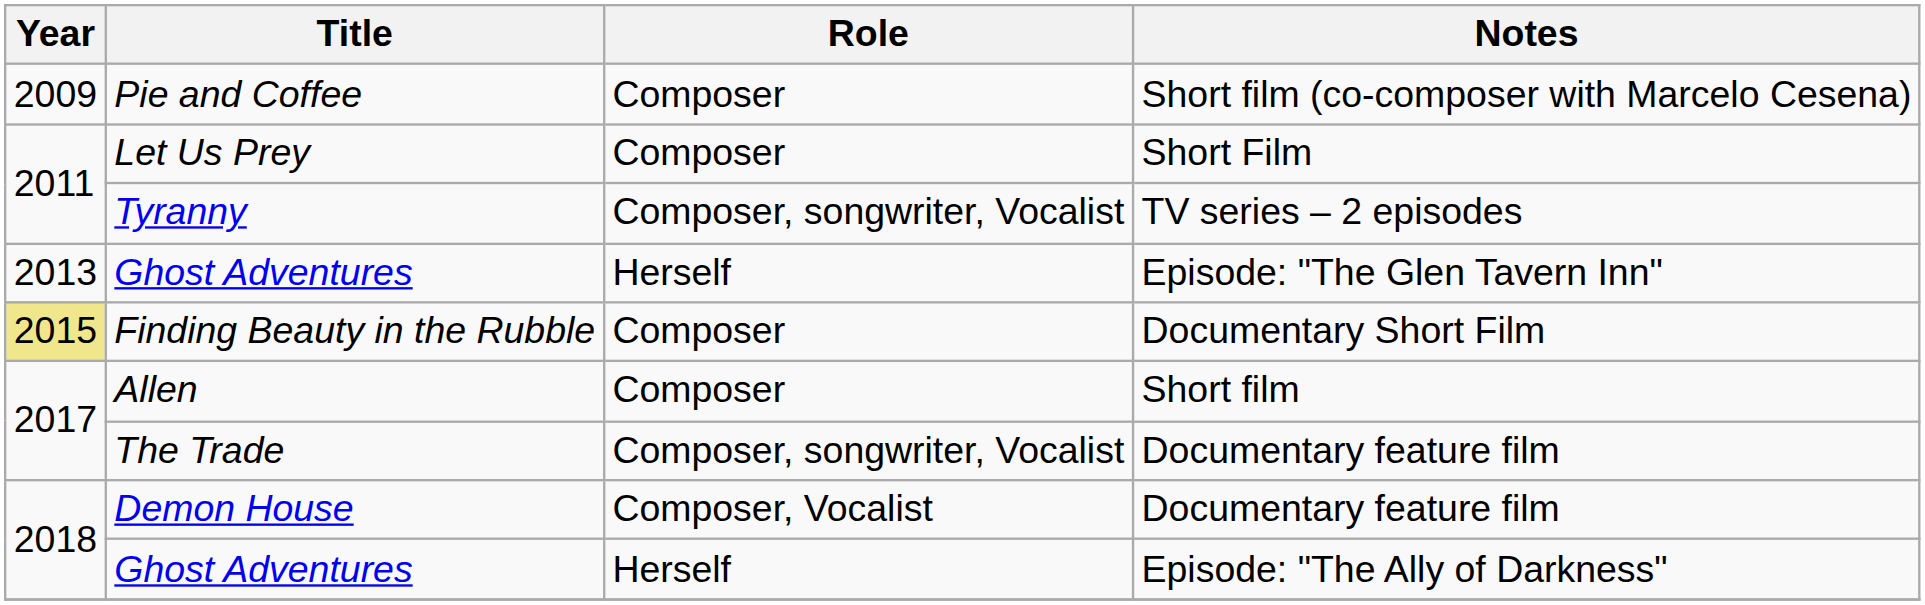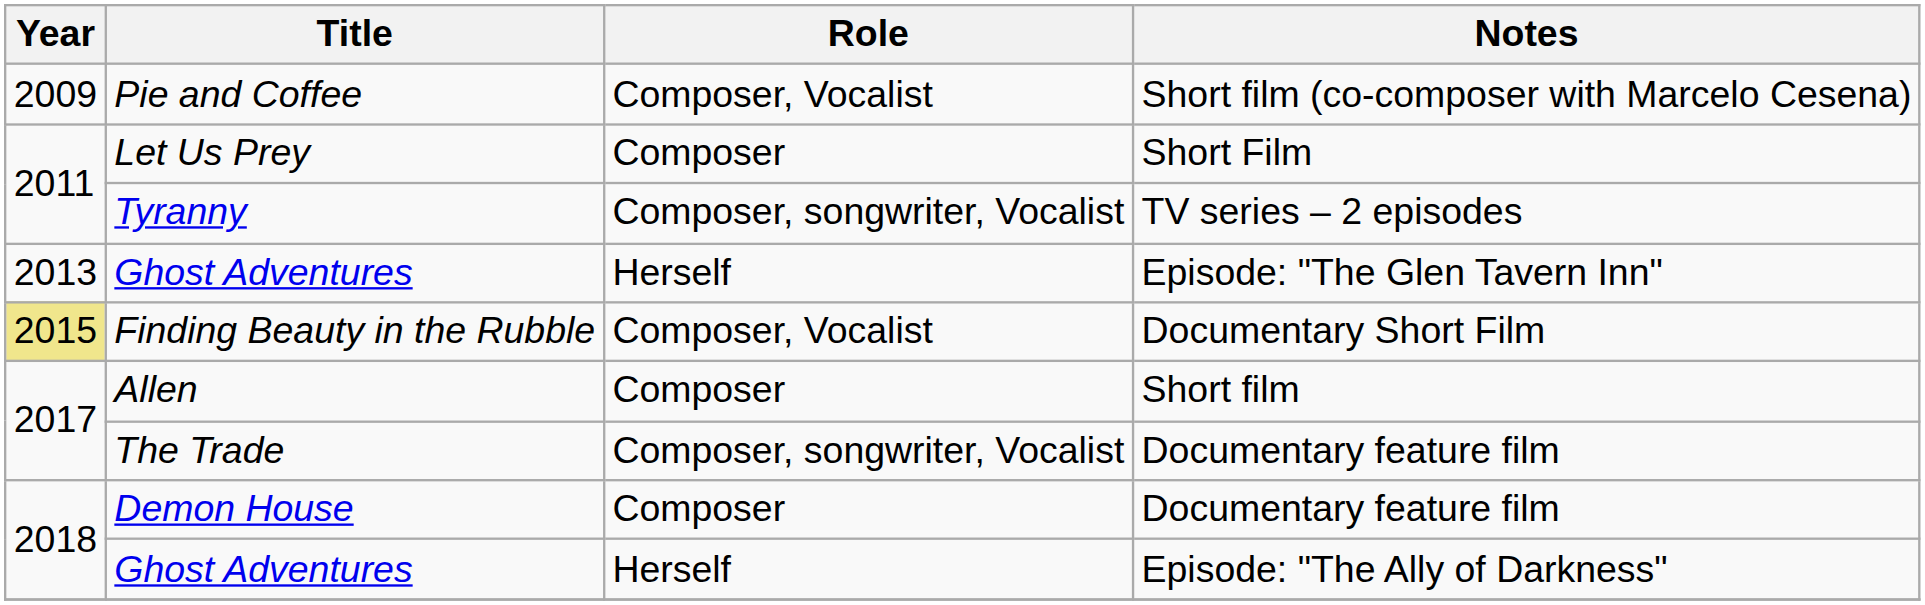(699, 93) Composer -> (773, 93) Composer, Vocalist
(699, 331) Composer -> (773, 331) Composer, Vocalist
(773, 509) Composer, Vocalist -> (699, 509) Composer
